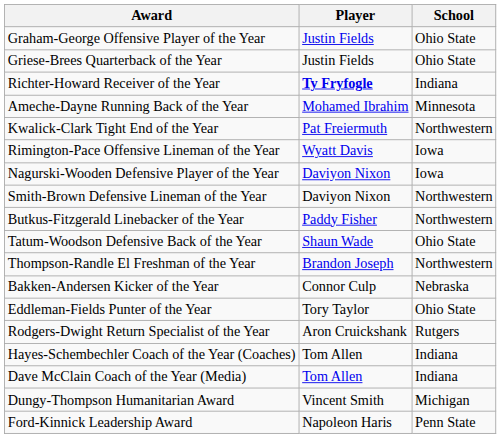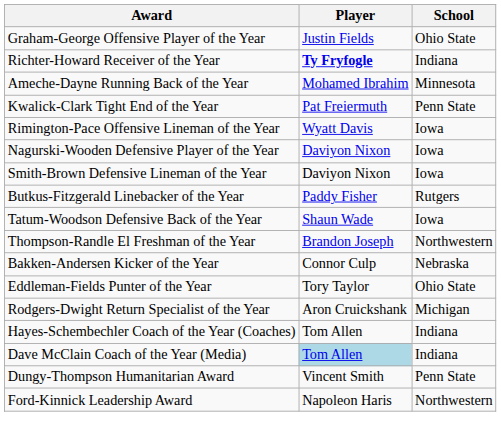- row: (115, 60)
(454, 128) Northwestern -> (445, 106) Penn State
(454, 196) Northwestern -> (429, 173) Iowa
(454, 219) Northwestern -> (437, 196) Rutgers
(445, 241) Ohio State -> (429, 219) Iowa
(437, 331) Rutgers -> (442, 309) Michigan
(332, 377) no background -> (332, 354) lightblue background
(442, 399) Michigan -> (445, 377) Penn State
(445, 422) Penn State -> (454, 399) Northwestern
